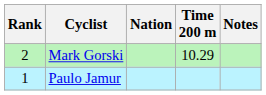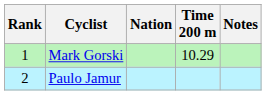(25, 55) 2 -> (25, 55) 1
(25, 78) 1 -> (25, 78) 2
